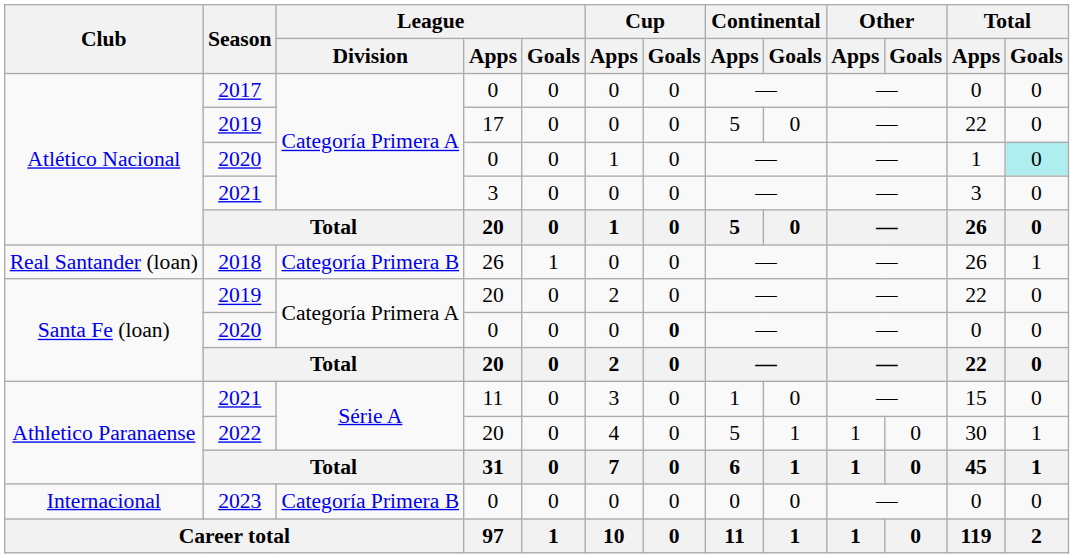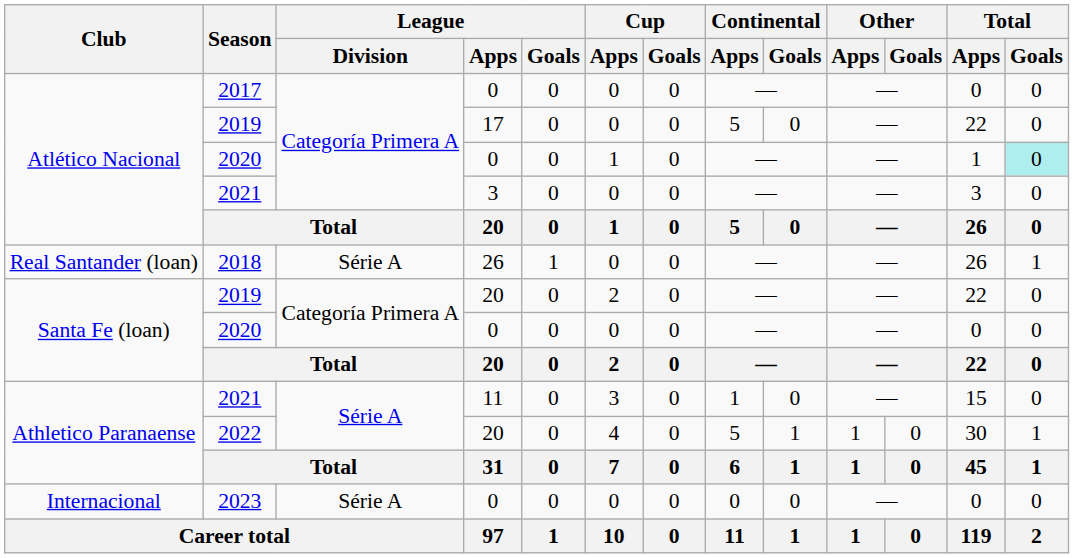(370, 261) Categoría Primera B -> (370, 261) Série A
(674, 329) bold -> (674, 329) normal
(370, 501) Categoría Primera B -> (370, 501) Série A
